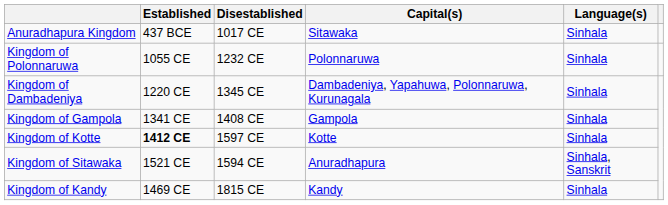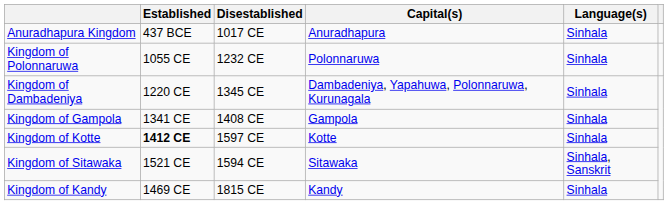(333, 33) Sitawaka -> (347, 33) Anuradhapura
(347, 164) Anuradhapura -> (333, 164) Sitawaka
